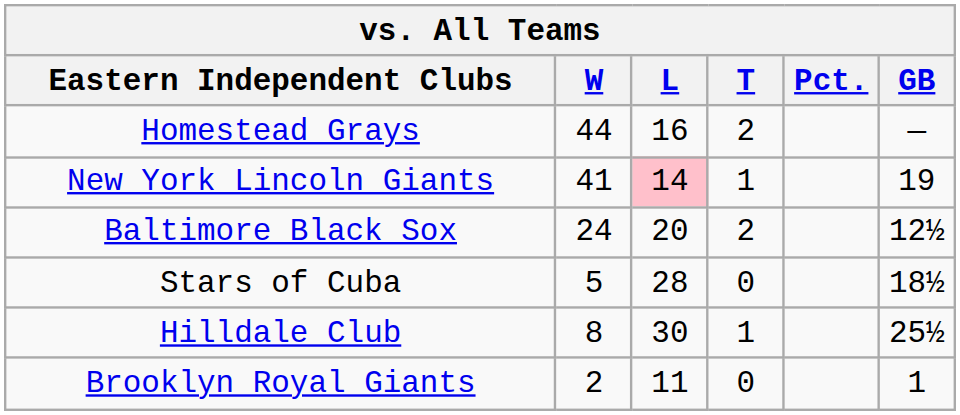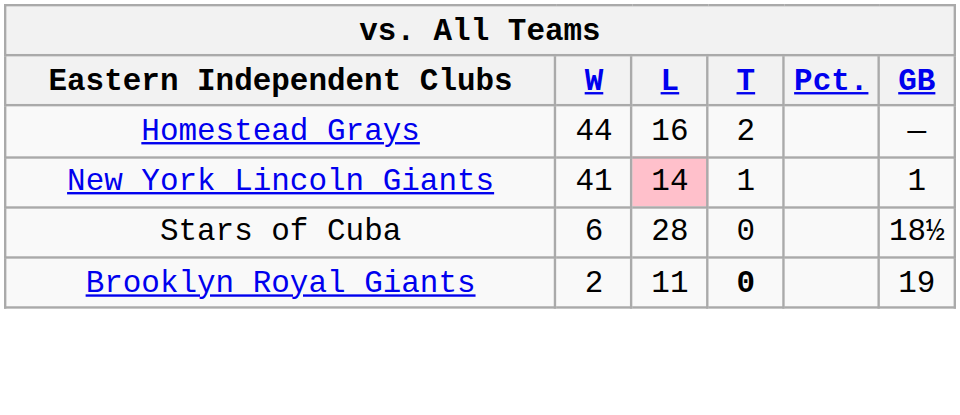(917, 182) 19 -> (917, 182) 1
- row: (281, 232)
(594, 283) 5 -> (594, 232) 6
- row: (281, 333)
(746, 383) normal -> (746, 283) bold
(917, 383) 1 -> (917, 283) 19
